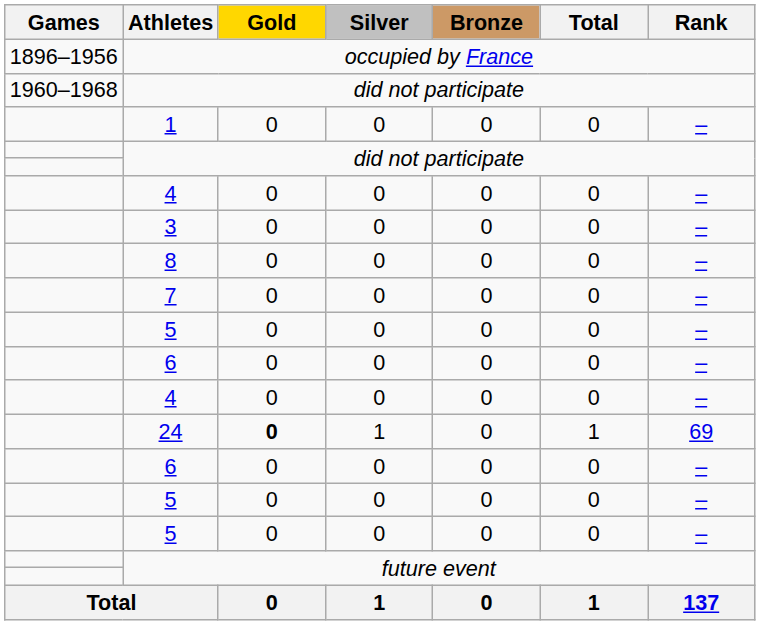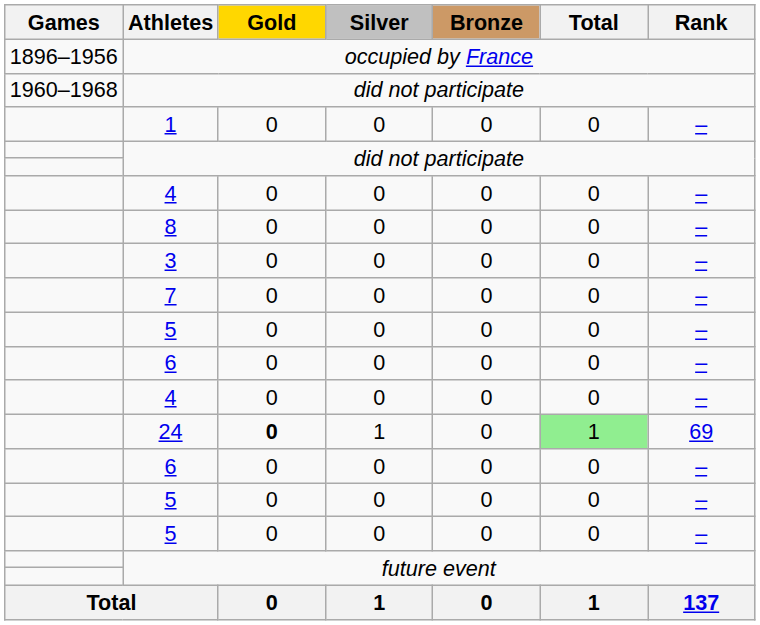rows swapped: (64, 227) <-> (64, 261)
(594, 432) no background -> (594, 432) lightgreen background
